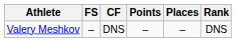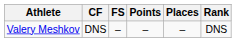columns swapped: (114, 13) <-> (91, 13)
